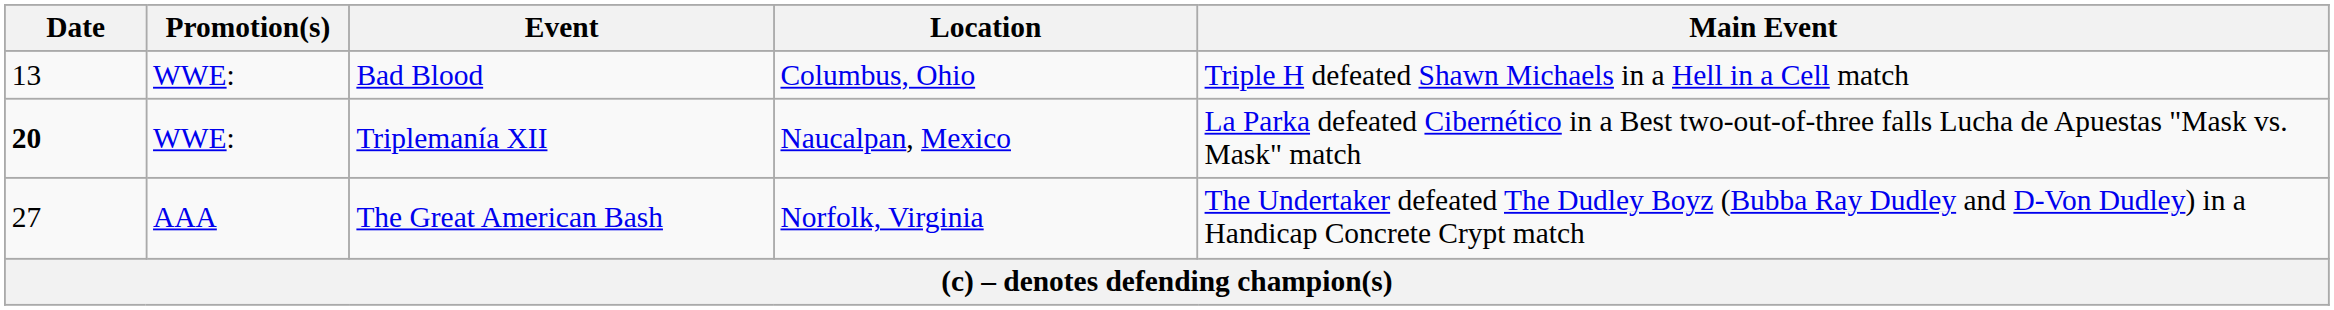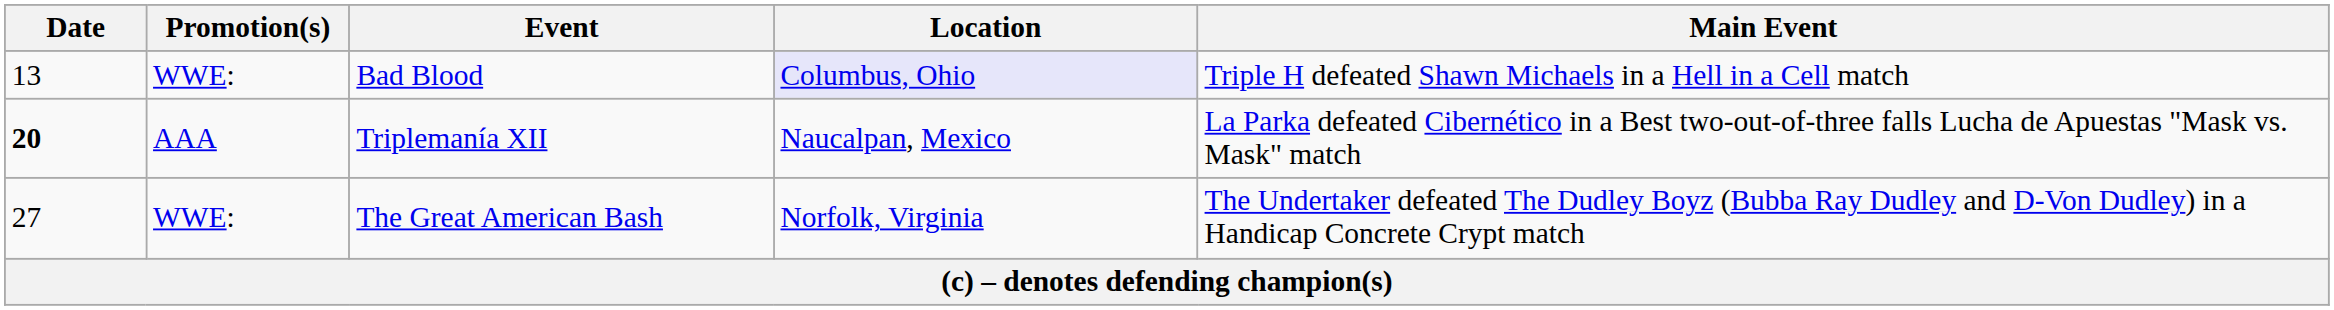(878, 74) no background -> (878, 74) lavender background
(194, 137) WWE: -> (185, 137) AAA
(185, 217) AAA -> (194, 217) WWE:
